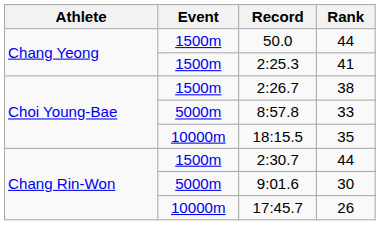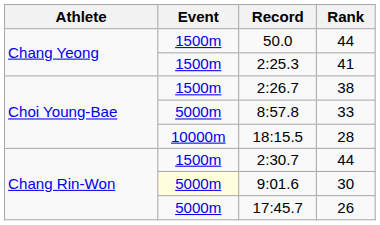(346, 136) 35 -> (346, 136) 28
(198, 184) no background -> (198, 184) lightyellow background
(198, 208) 10000m -> (198, 208) 5000m
